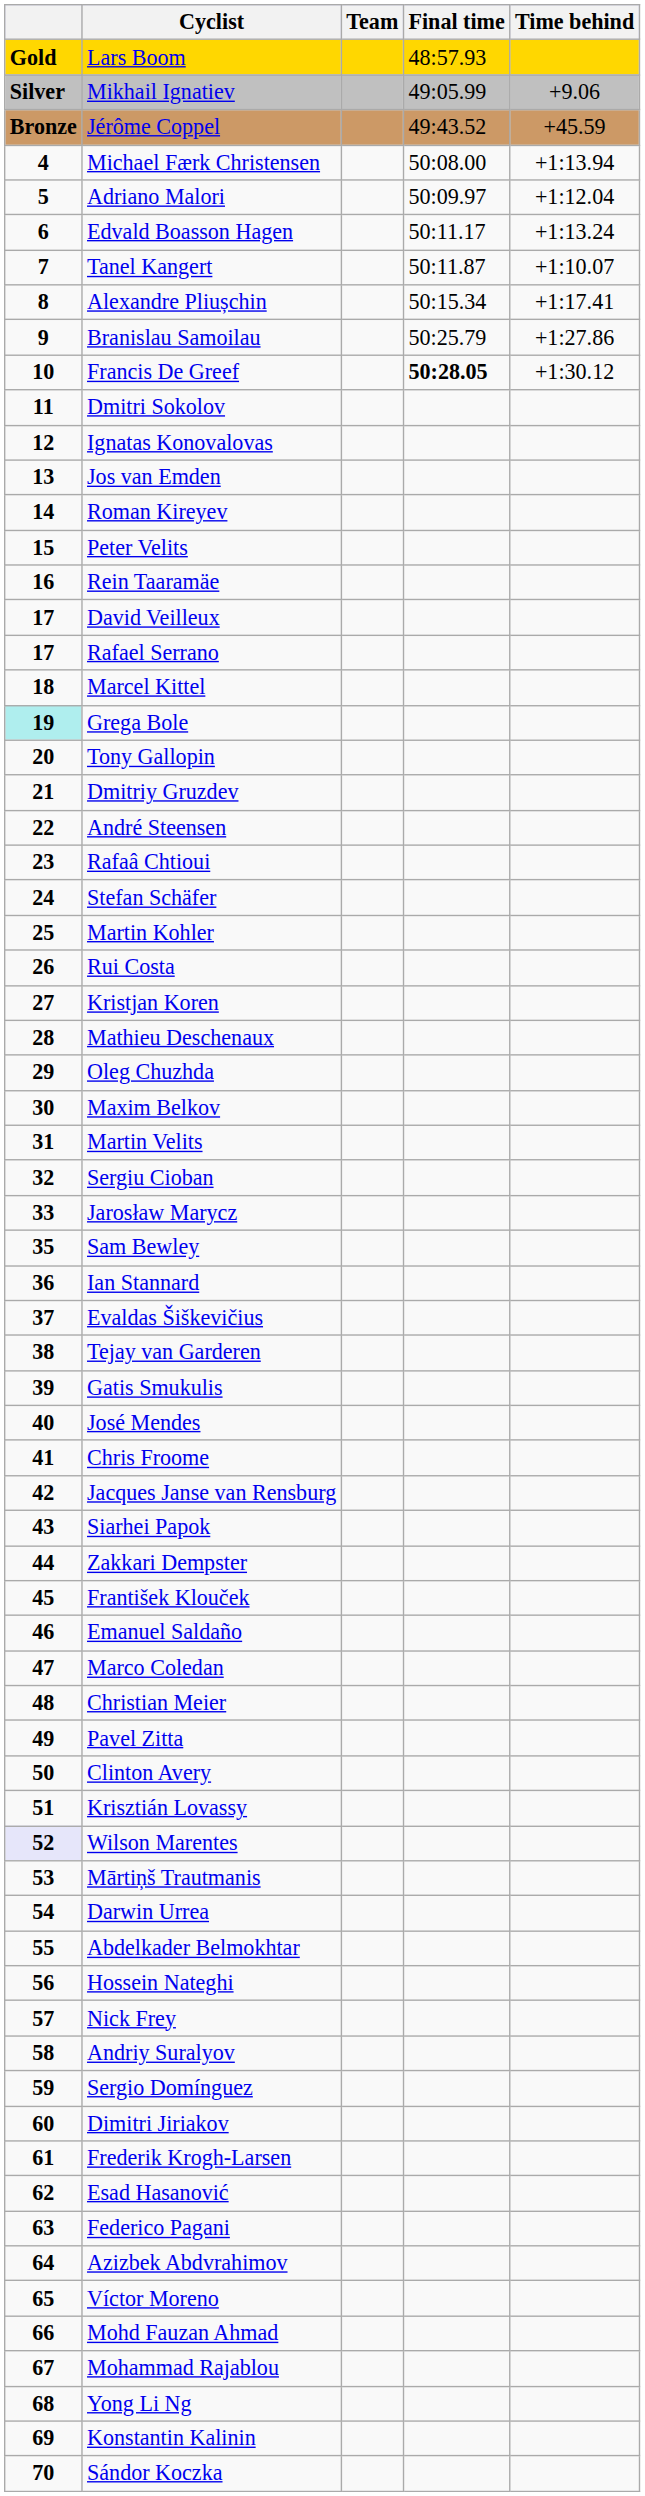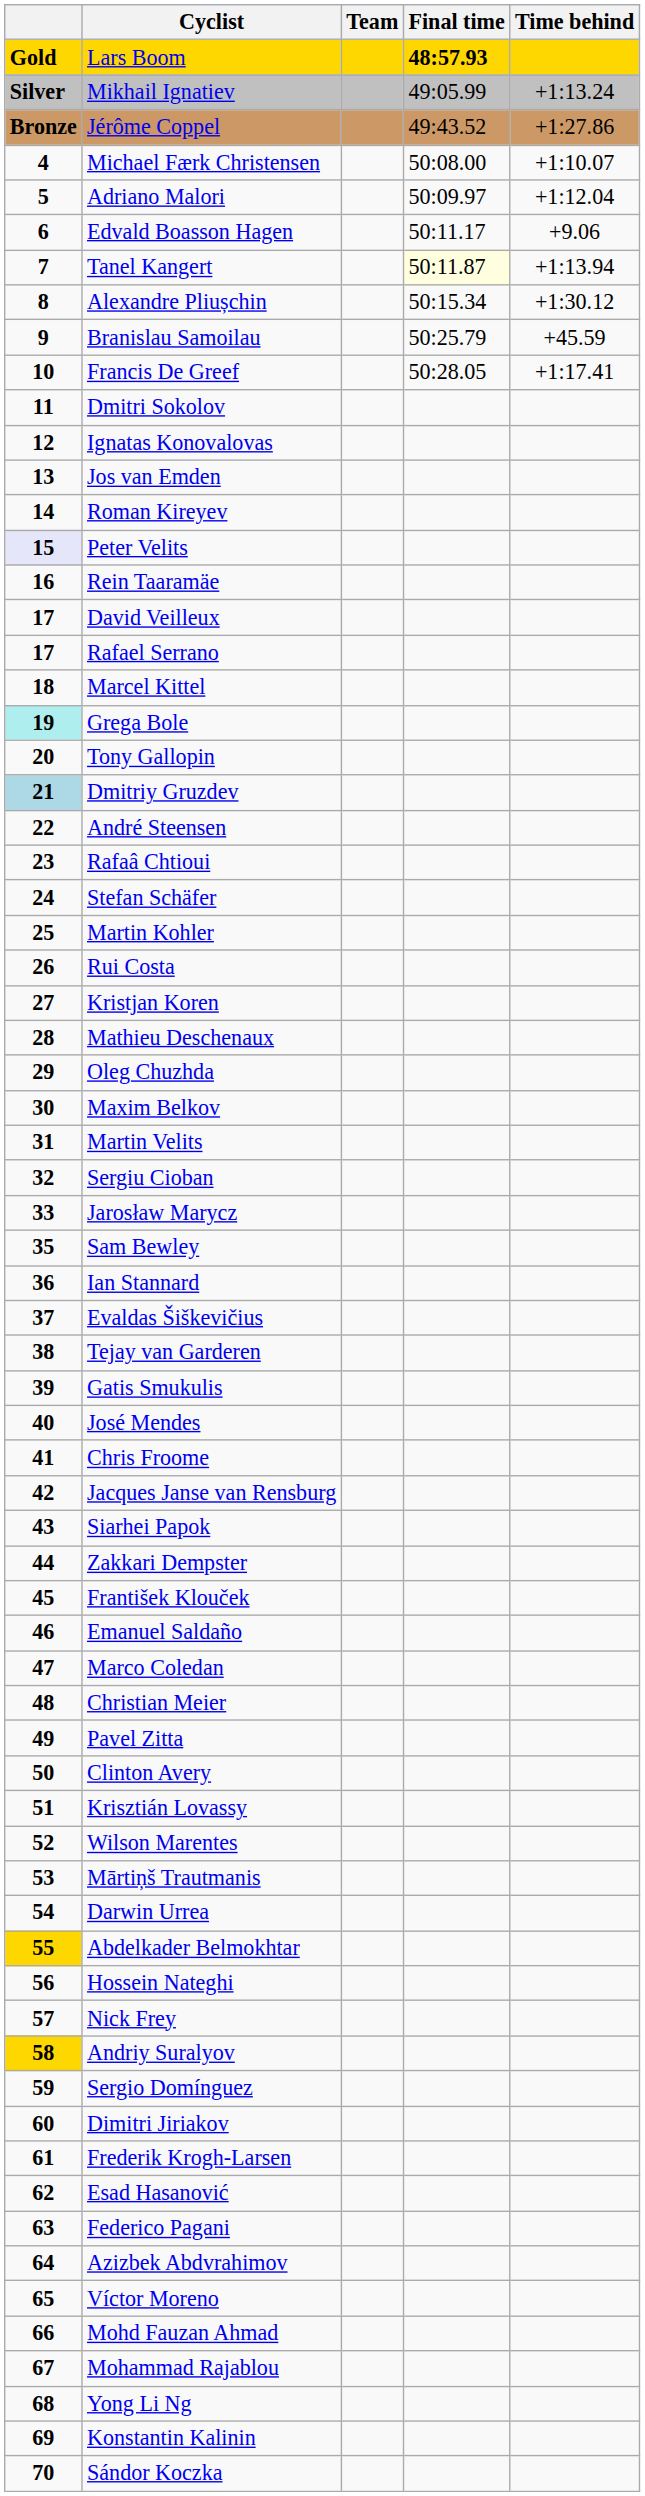(447, 57) normal -> (448, 57) bold
(575, 92) +9.06 -> (575, 92) +1:13.24
(575, 127) +45.59 -> (575, 127) +1:27.86
(575, 162) +1:13.94 -> (575, 162) +1:10.07
(575, 232) +1:13.24 -> (575, 232) +9.06
(447, 267) no background -> (447, 267) lightyellow background
(575, 267) +1:10.07 -> (575, 267) +1:13.94
(575, 302) +1:17.41 -> (575, 302) +1:30.12
(575, 337) +1:27.86 -> (575, 337) +45.59
(448, 372) bold -> (447, 372) normal
(575, 372) +1:30.12 -> (575, 372) +1:17.41
(43, 547) no background -> (43, 547) lavender background
(43, 792) no background -> (43, 792) lightblue background
(43, 1842) lavender background -> (43, 1842) no background
(43, 1947) no background -> (43, 1947) gold background
(43, 2053) no background -> (43, 2053) gold background
